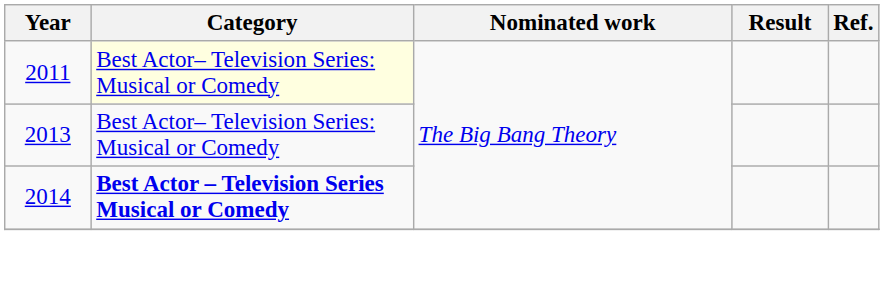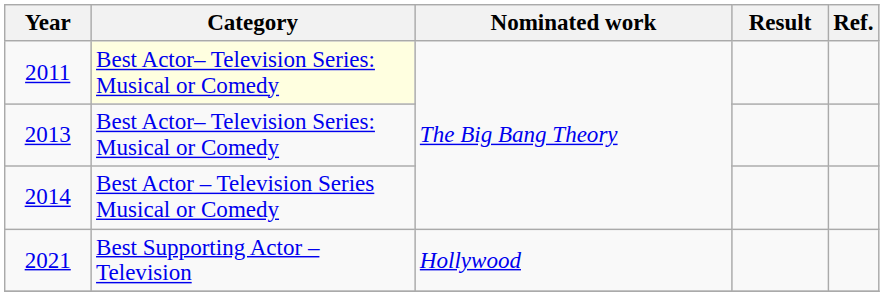(240, 197) bold -> (235, 197) normal
+ row: (48, 259)
